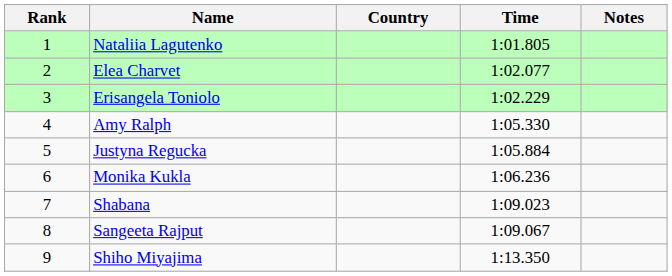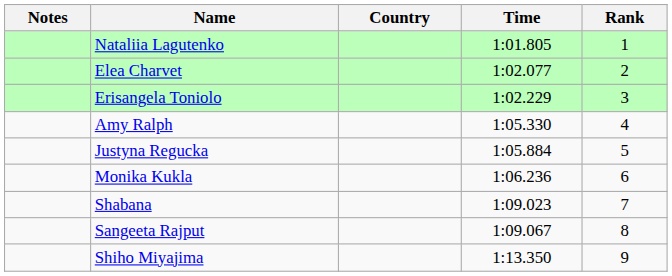columns swapped: (47, 17) <-> (624, 17)
